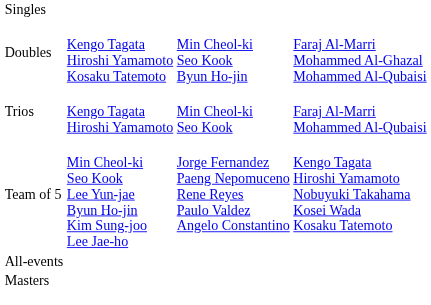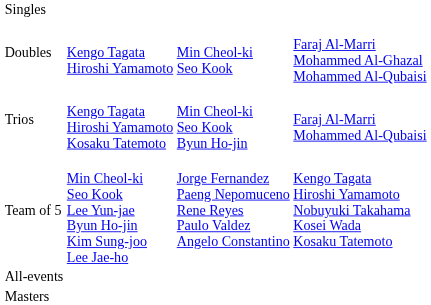(120, 60) Kengo Tagata Hiroshi Yamamoto Kosaku Tatemoto -> (120, 60) Kengo Tagata Hiroshi Yamamoto
(215, 60) Min Cheol-ki Seo Kook Byun Ho-jin -> (215, 60) Min Cheol-ki Seo Kook
(120, 119) Kengo Tagata Hiroshi Yamamoto -> (120, 127) Kengo Tagata Hiroshi Yamamoto Kosaku Tatemoto
(215, 119) Min Cheol-ki Seo Kook -> (215, 127) Min Cheol-ki Seo Kook Byun Ho-jin
